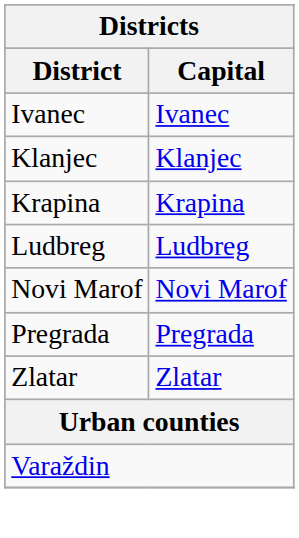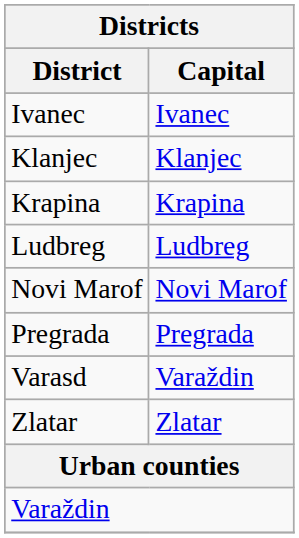+ row: (49, 377)
